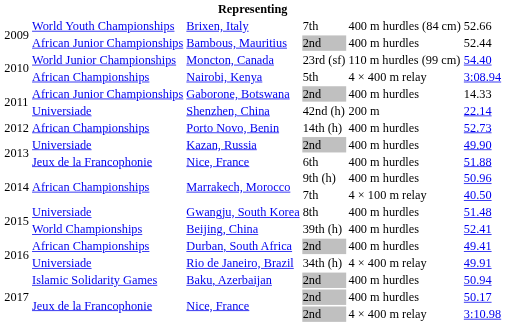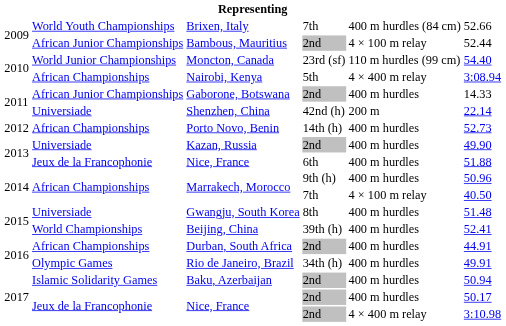(384, 43) 400 m hurdles -> (388, 43) 4 × 100 m relay
(478, 246) 49.41 -> (478, 246) 44.91
(62, 263) Universiade -> (72, 263) Olympic Games
(388, 263) 4 × 400 m relay -> (384, 263) 400 m hurdles
